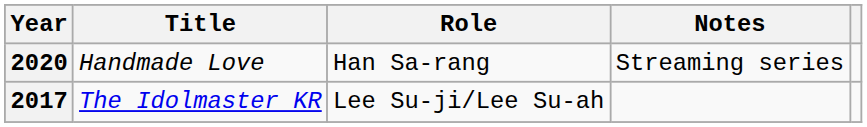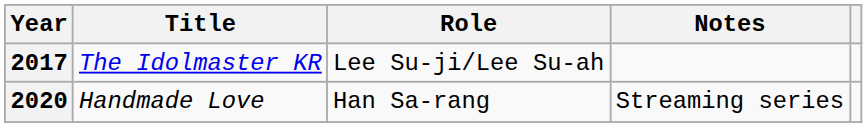rows swapped: (39, 102) <-> (39, 63)
